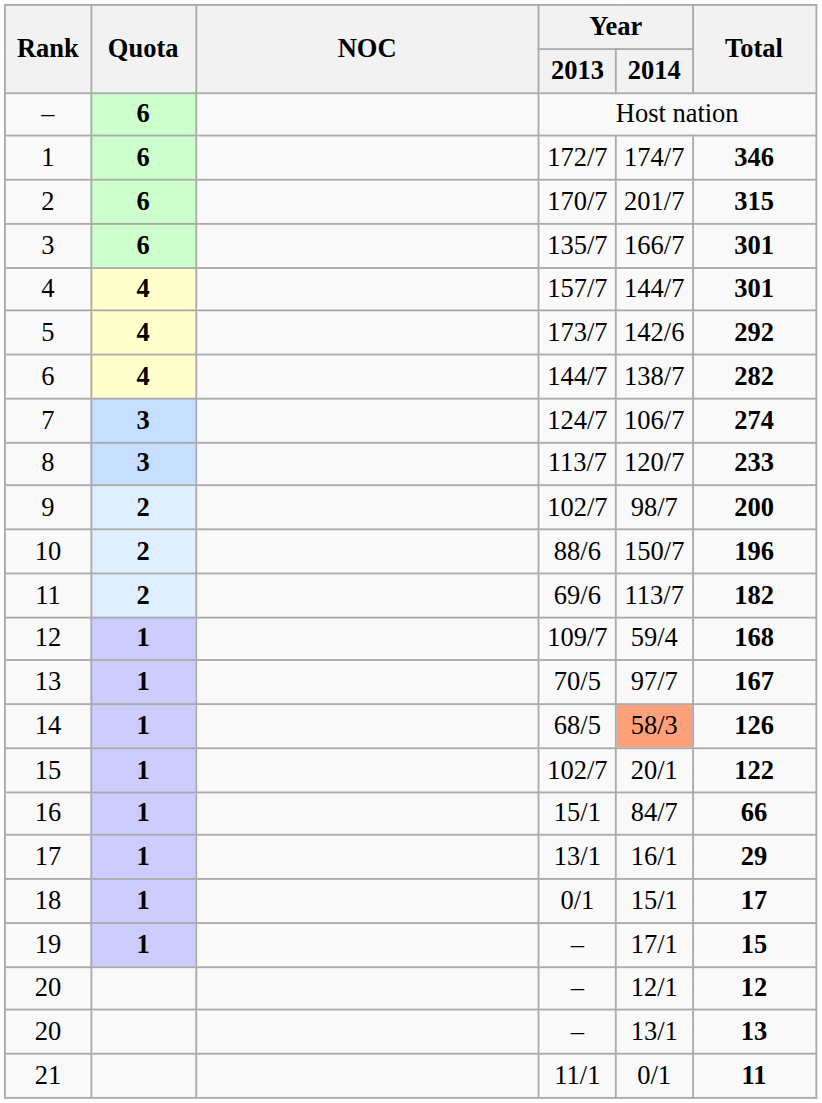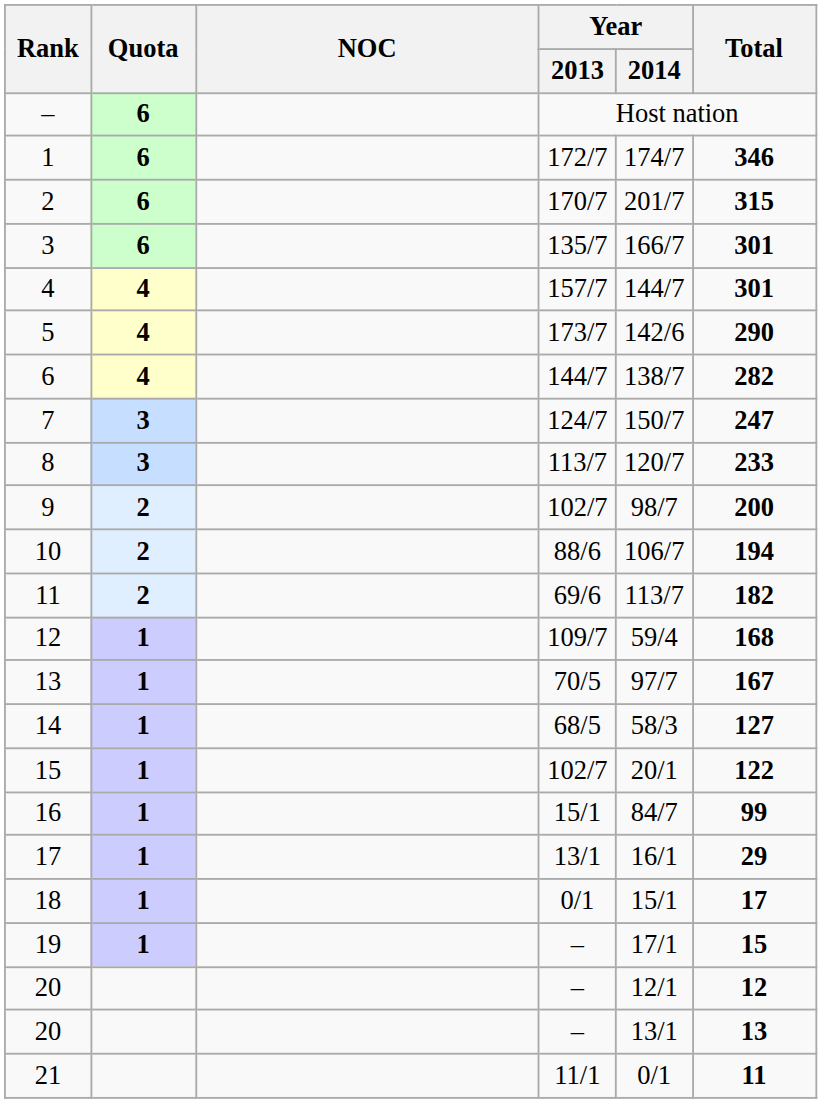(754, 332) 292 -> (754, 332) 290
(654, 420) 106/7 -> (654, 420) 150/7
(754, 420) 274 -> (754, 420) 247
(654, 551) 150/7 -> (654, 551) 106/7
(754, 551) 196 -> (754, 551) 194
(654, 725) lightsalmon background -> (654, 725) no background
(754, 725) 126 -> (754, 725) 127
(754, 813) 66 -> (754, 813) 99
